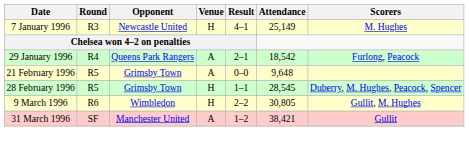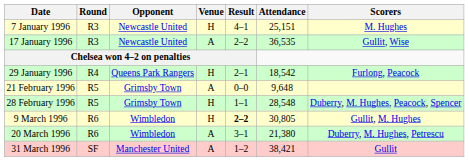(282, 27) 25,149 -> (282, 27) 25,151
+ row: (41, 42)
(211, 57) A -> (211, 73) H
(282, 88) 28,545 -> (282, 103) 28,548
(241, 103) normal -> (241, 118) bold
+ row: (41, 133)
